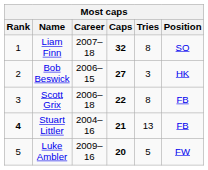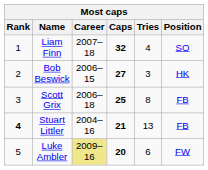(148, 47) 8 -> (148, 47) 4
(121, 100) 22 -> (121, 100) 25
(89, 152) no background -> (89, 152) khaki background
(148, 152) 5 -> (148, 152) 6
